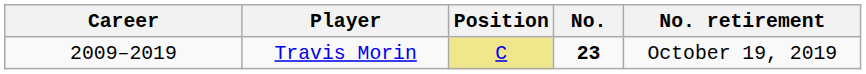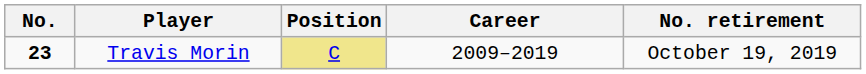columns swapped: (589, 21) <-> (123, 21)
